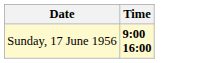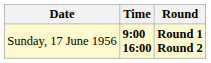+ column: (180, 14)
